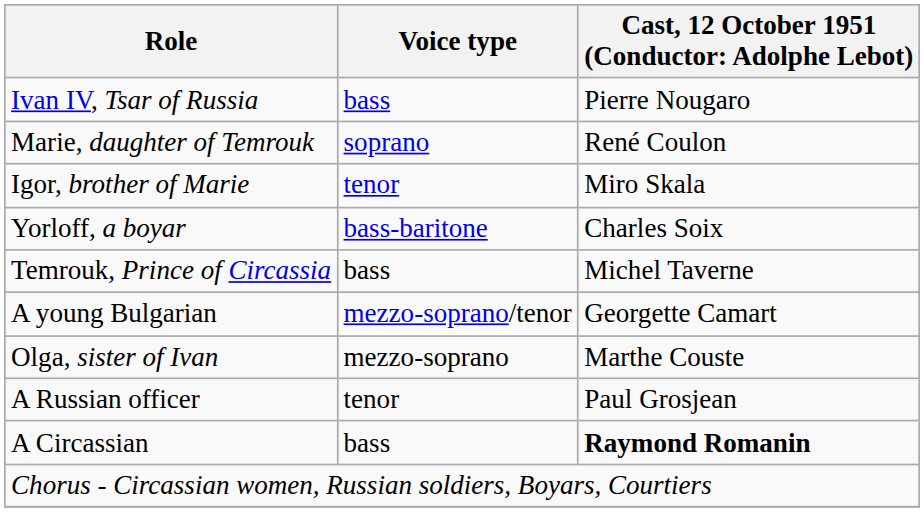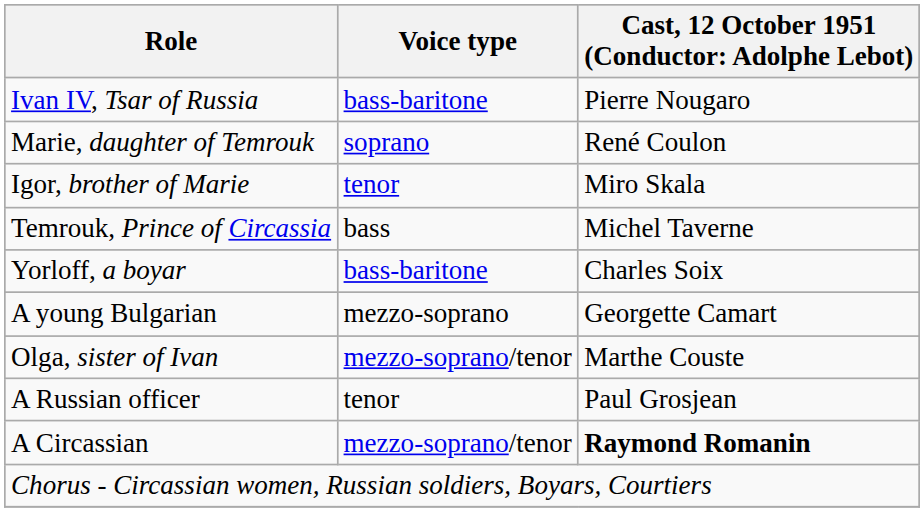(367, 99) bass -> (416, 99) bass-baritone
rows swapped: (171, 270) <-> (98, 227)
(458, 313) mezzo-soprano/tenor -> (426, 313) mezzo-soprano
(426, 356) mezzo-soprano -> (458, 356) mezzo-soprano/tenor
(367, 442) bass -> (458, 442) mezzo-soprano/tenor
